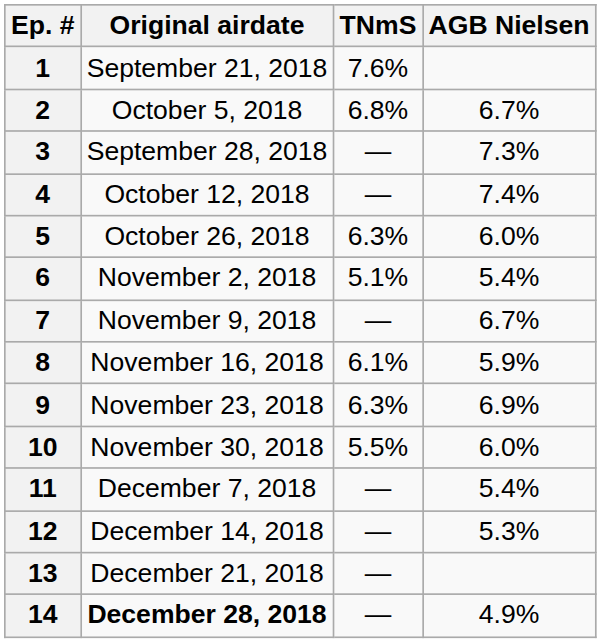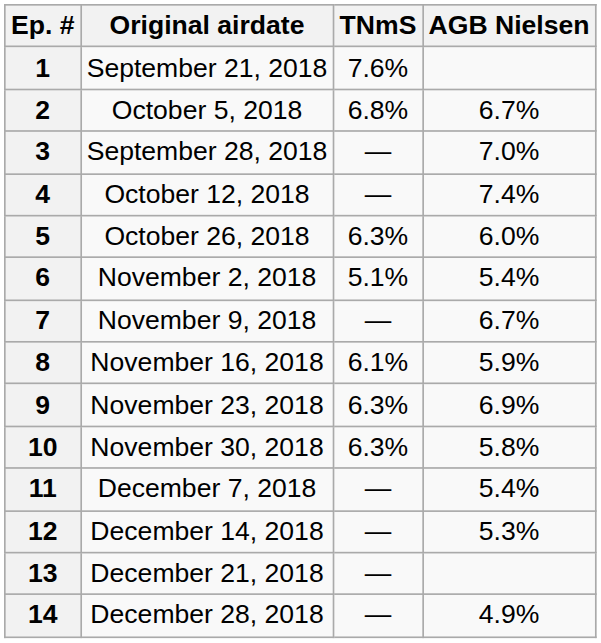(509, 151) 7.3% -> (509, 151) 7.0%
(378, 446) 5.5% -> (378, 446) 6.3%
(509, 446) 6.0% -> (509, 446) 5.8%
(207, 615) bold -> (207, 615) normal
